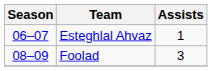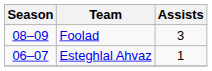rows swapped: (106, 35) <-> (79, 55)
